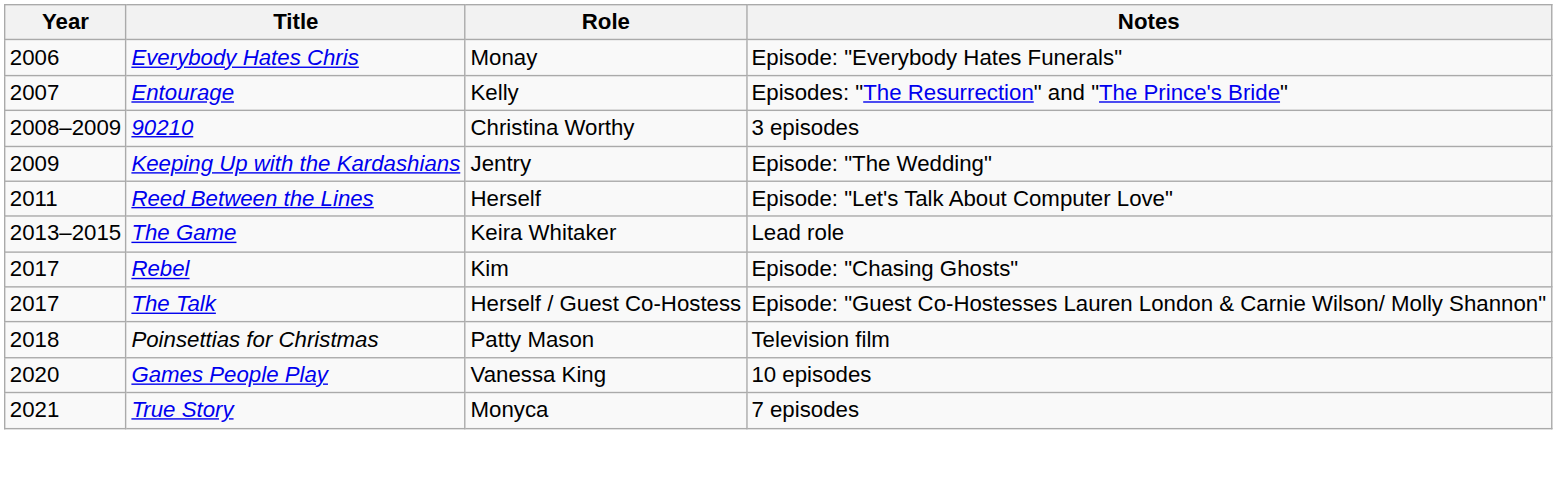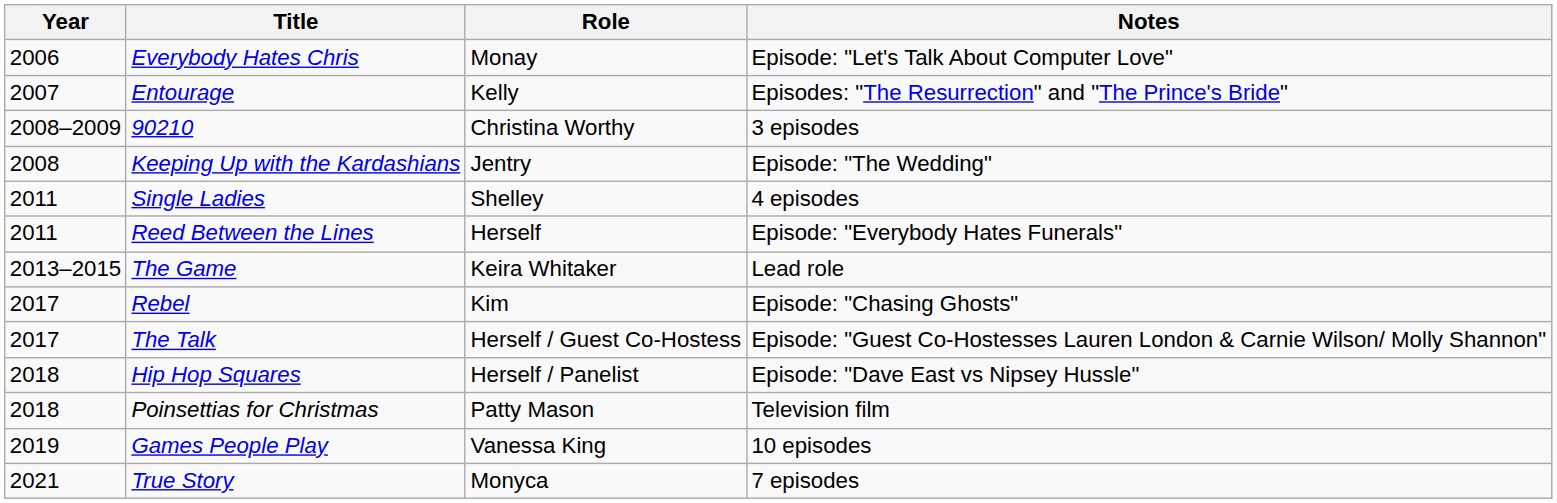(937, 57) Episode: "Everybody Hates Funerals" -> (962, 57) Episode: "Let's Talk About Computer Love"
(35, 163) 2009 -> (35, 163) 2008
+ row: (198, 198)
(962, 198) Episode: "Let's Talk About Computer Love" -> (937, 233) Episode: "Everybody Hates Funerals"
+ row: (216, 374)
(35, 374) 2020 -> (35, 445) 2019
